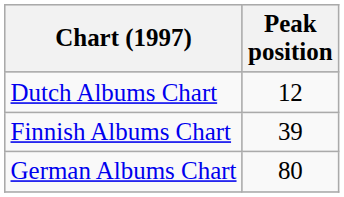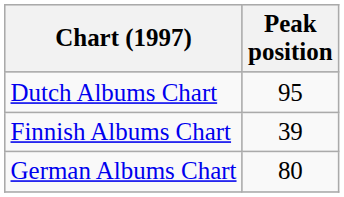(290, 91) 12 -> (290, 91) 95
